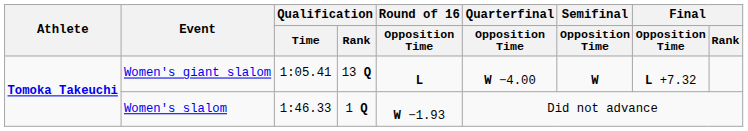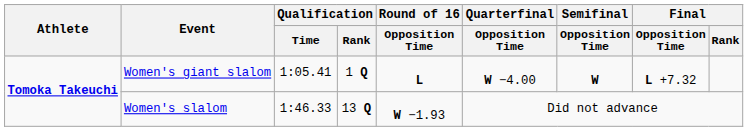(356, 73) 13 Q -> (356, 73) 1 Q
(356, 109) 1 Q -> (356, 109) 13 Q
